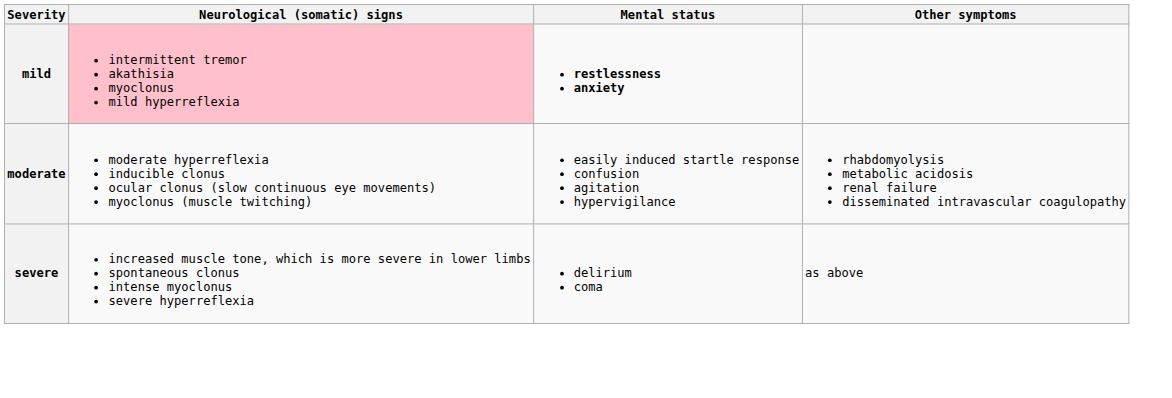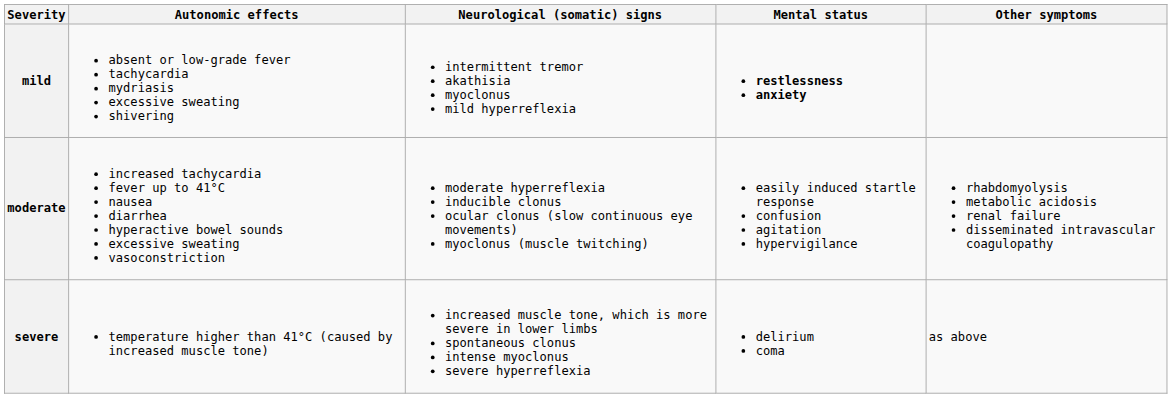+ column: (237, 14)
(301, 81) pink background -> (560, 88) no background
